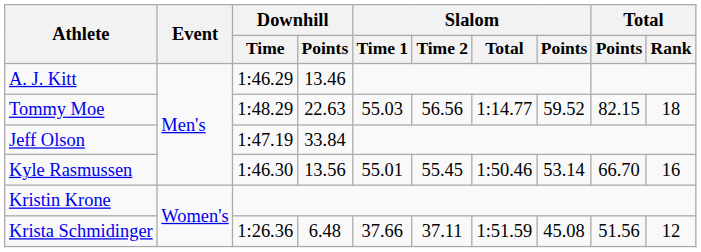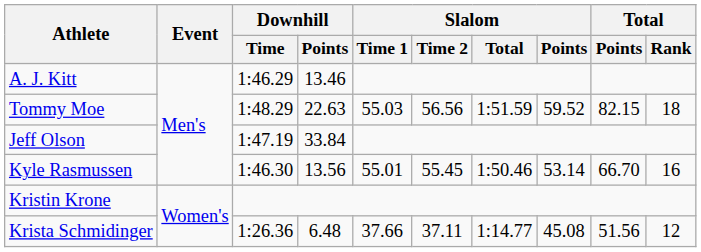(504, 109) 1:14.77 -> (504, 109) 1:51.59
(504, 231) 1:51.59 -> (504, 231) 1:14.77
